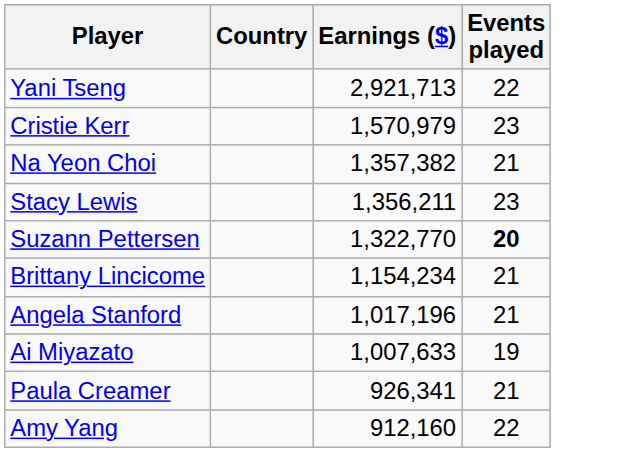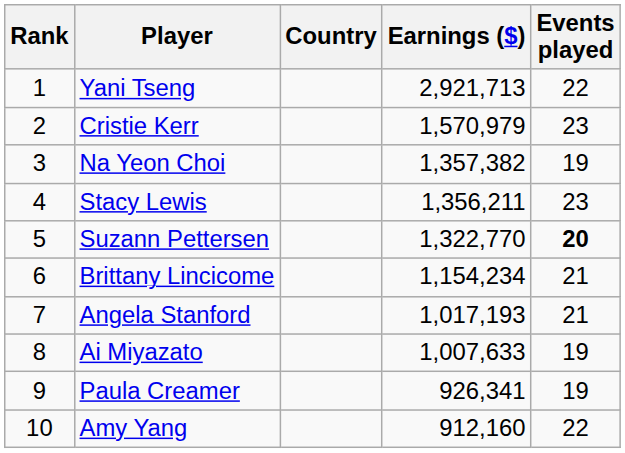+ column: (39, 36)
(506, 163) 21 -> (575, 163) 19
(403, 314) 1,017,196 -> (472, 314) 1,017,193
(506, 390) 21 -> (575, 390) 19
